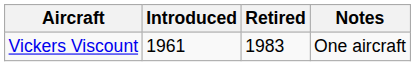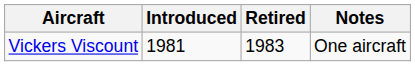(166, 46) 1961 -> (166, 46) 1981
